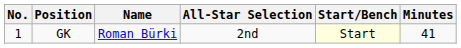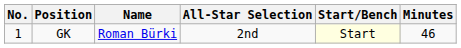(428, 34) 41 -> (428, 34) 46
